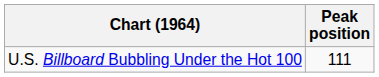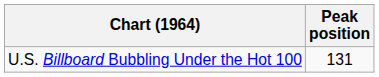(340, 59) 111 -> (340, 59) 131
